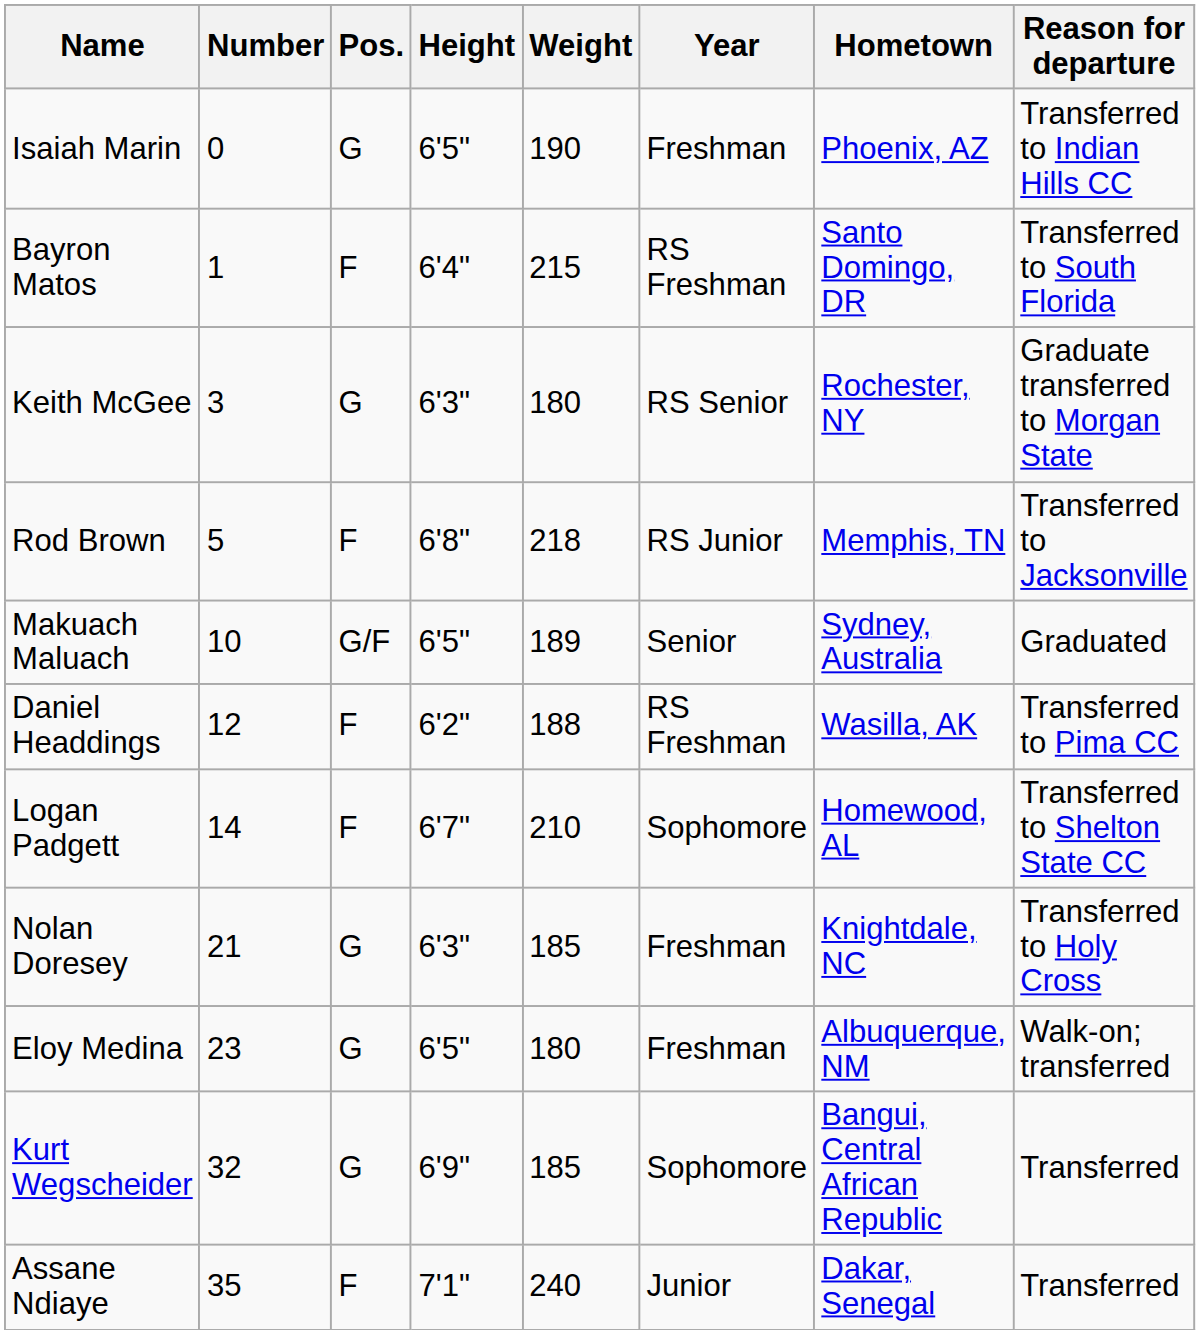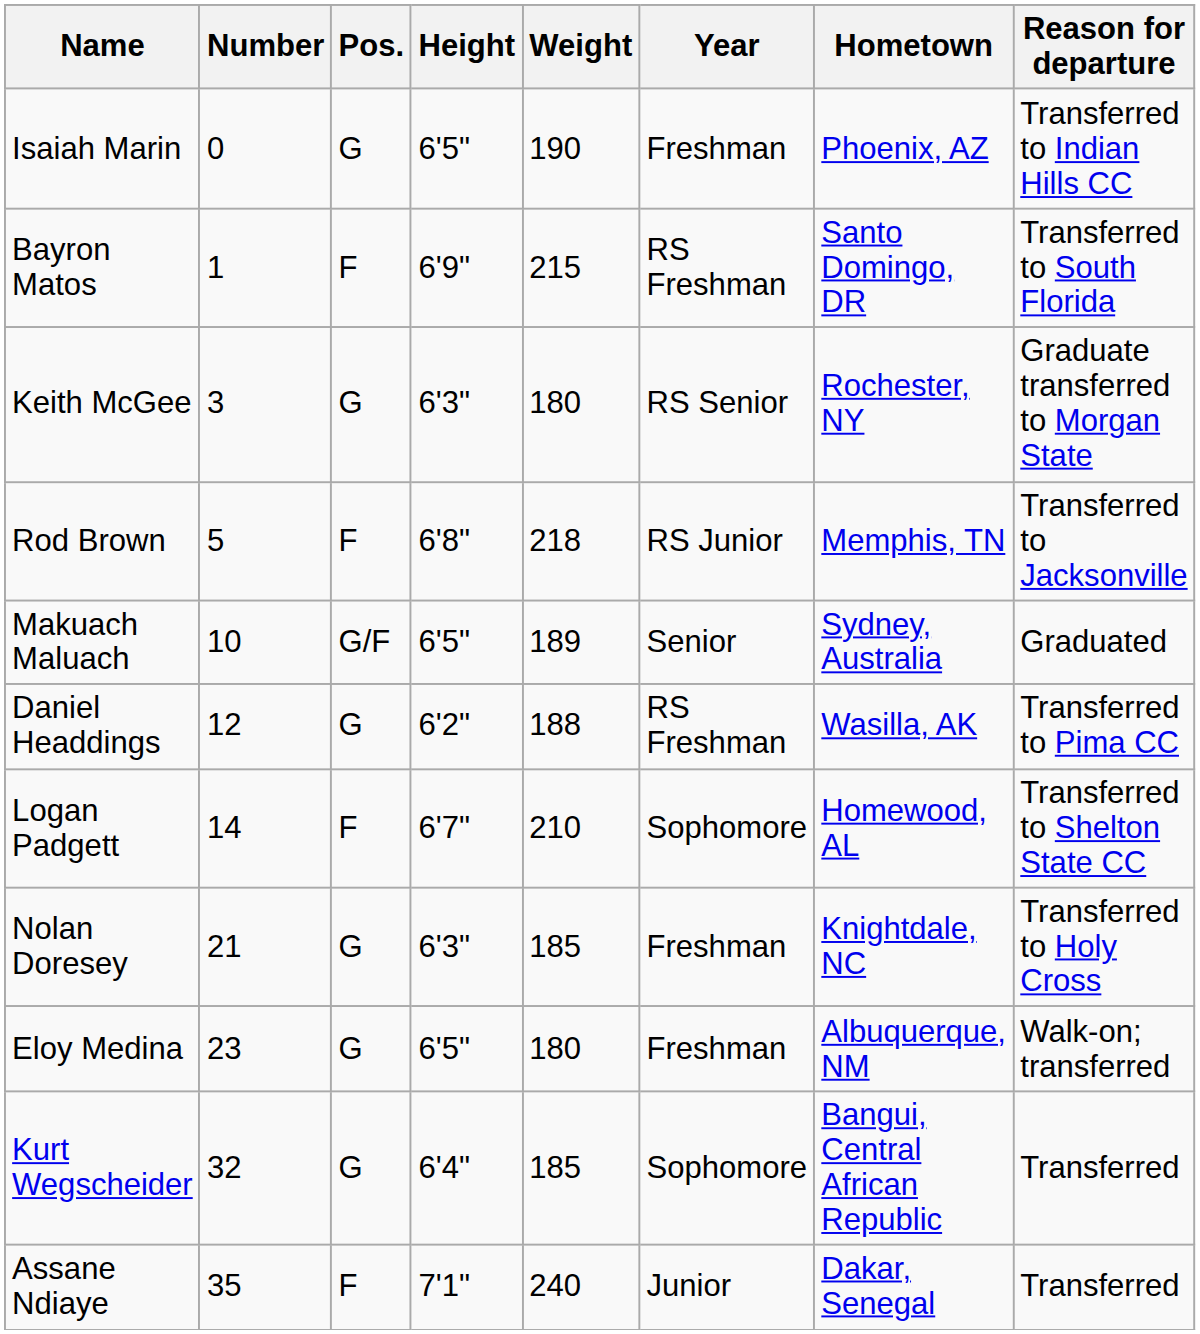(444, 267) 6'4" -> (444, 267) 6'9"
(348, 726) F -> (351, 726) G
(444, 1167) 6'9" -> (444, 1167) 6'4"
